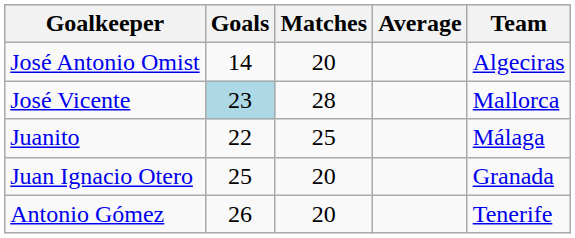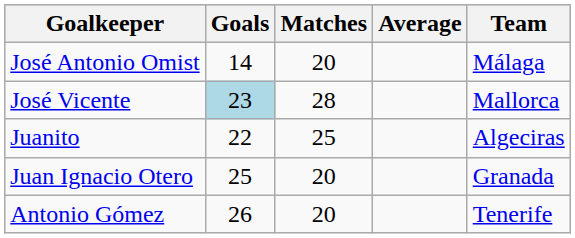(519, 61) Algeciras -> (509, 61) Málaga
(509, 137) Málaga -> (519, 137) Algeciras
